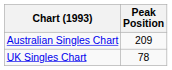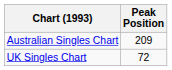(144, 57) 78 -> (144, 57) 72
